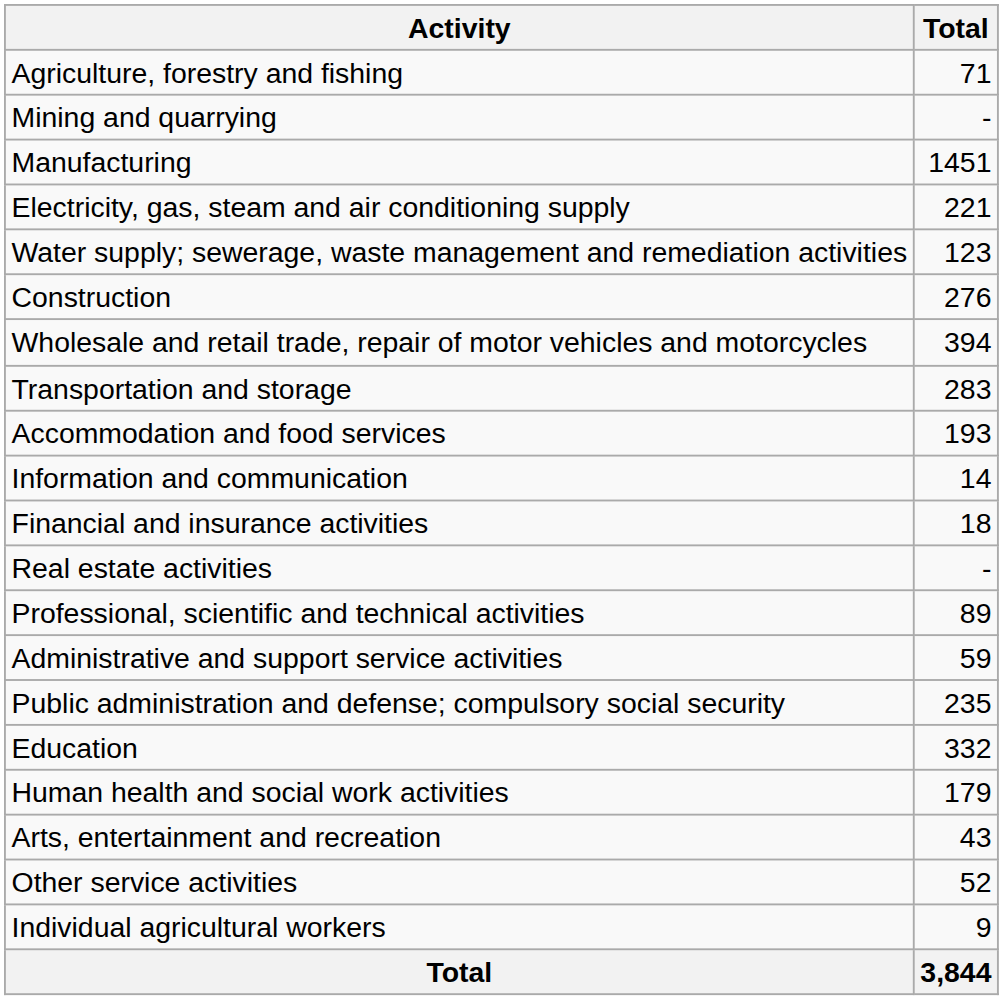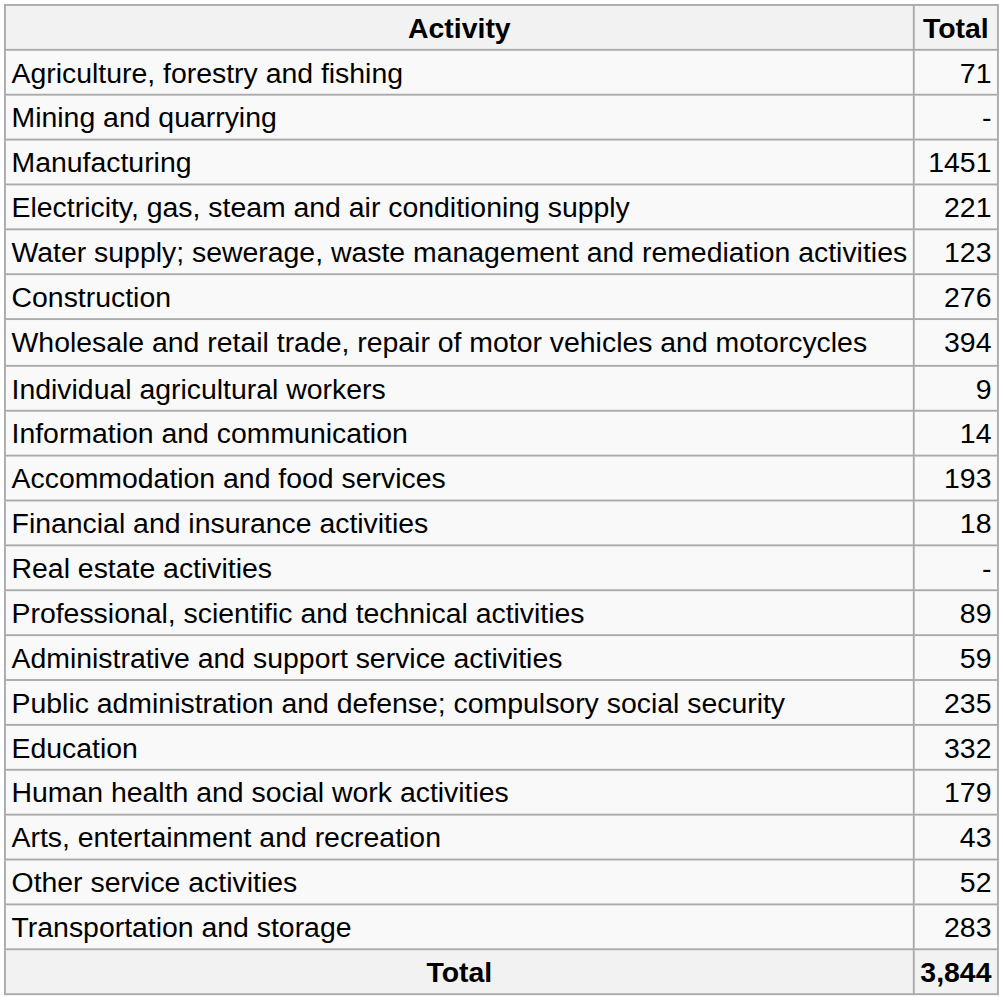rows swapped: (182, 388) <-> (199, 928)
rows swapped: (229, 433) <-> (210, 478)
